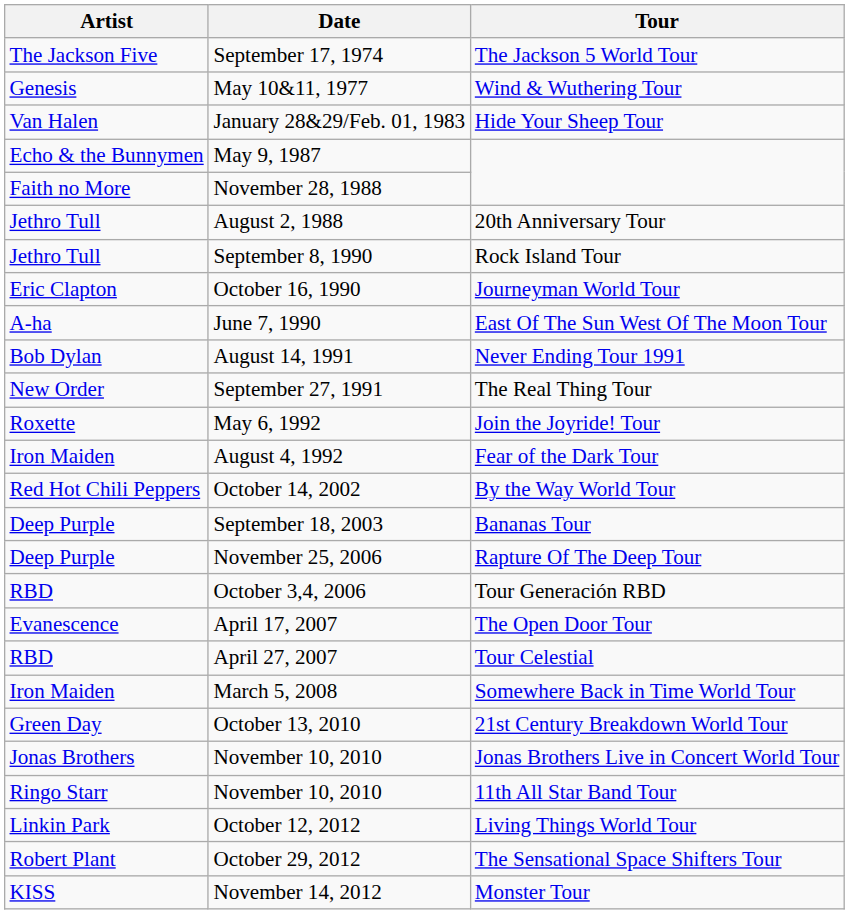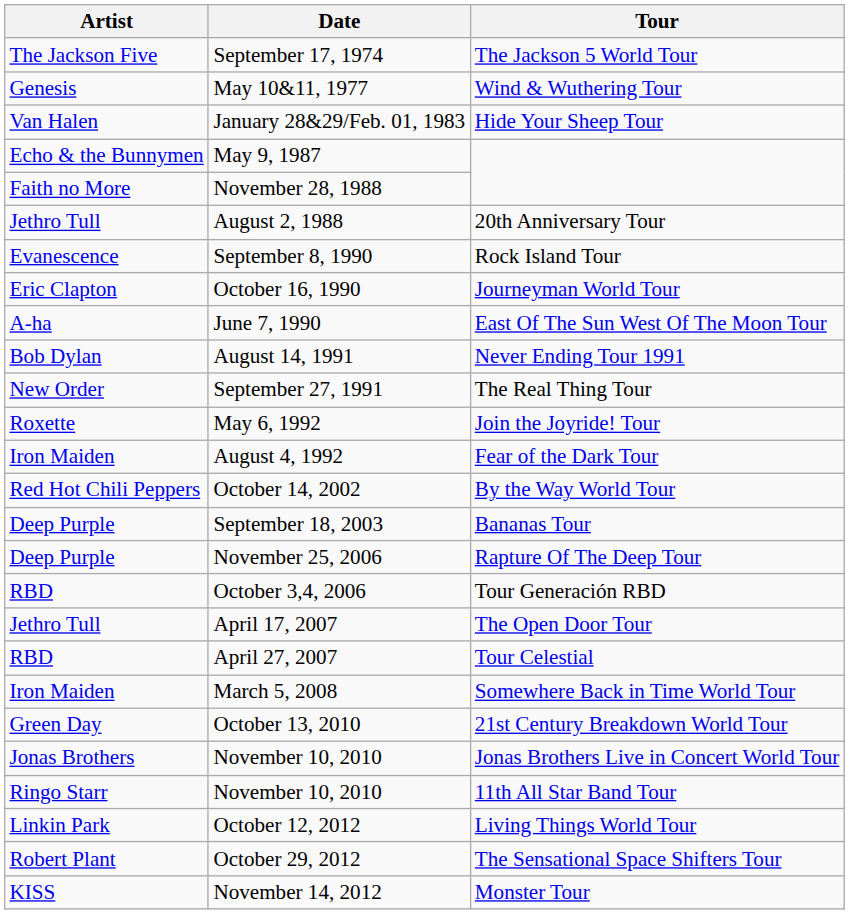(55, 255) Jethro Tull -> (64, 255) Evanescence
(64, 624) Evanescence -> (55, 624) Jethro Tull
